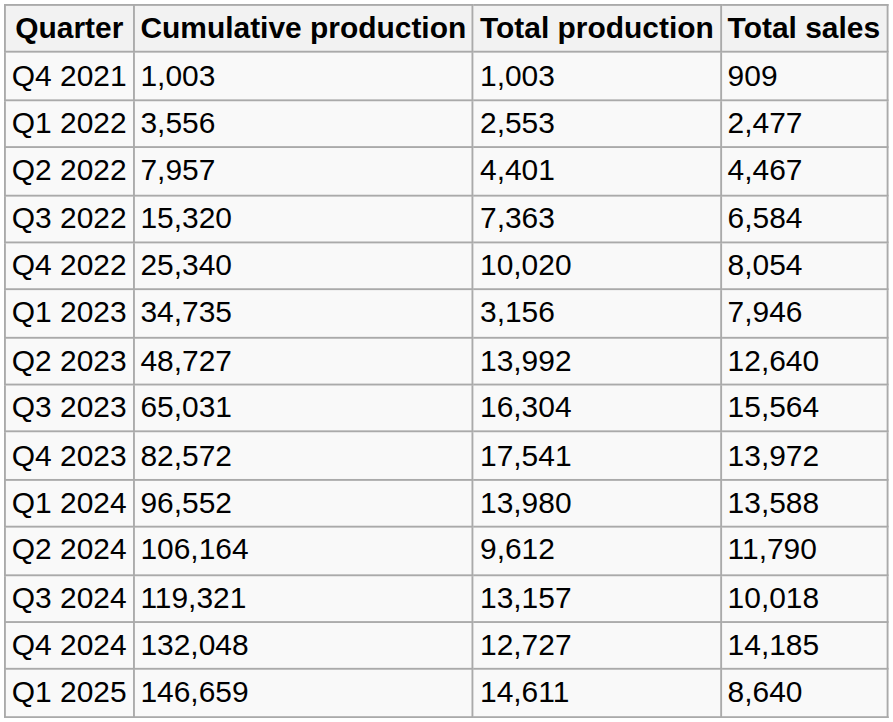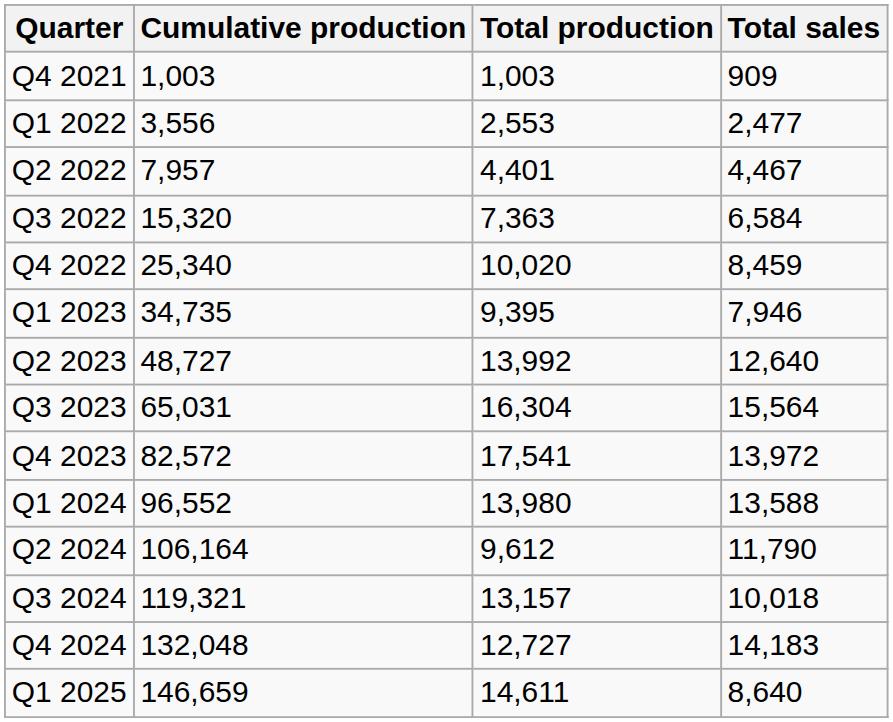(765, 265) 8,054 -> (765, 265) 8,459
(517, 312) 3,156 -> (517, 312) 9,395
(773, 645) 14,185 -> (773, 645) 14,183
